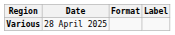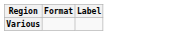- column: (76, 11)
